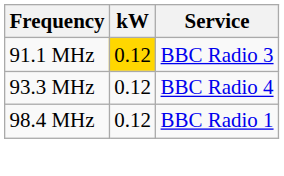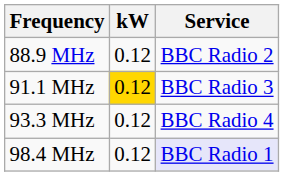+ row: (52, 54)
(217, 120) no background -> (217, 154) lavender background
